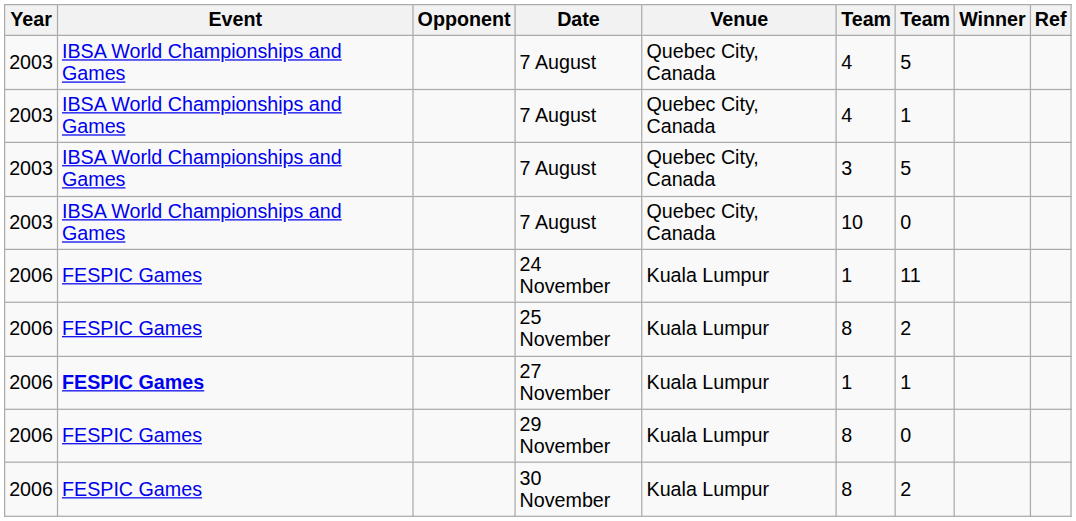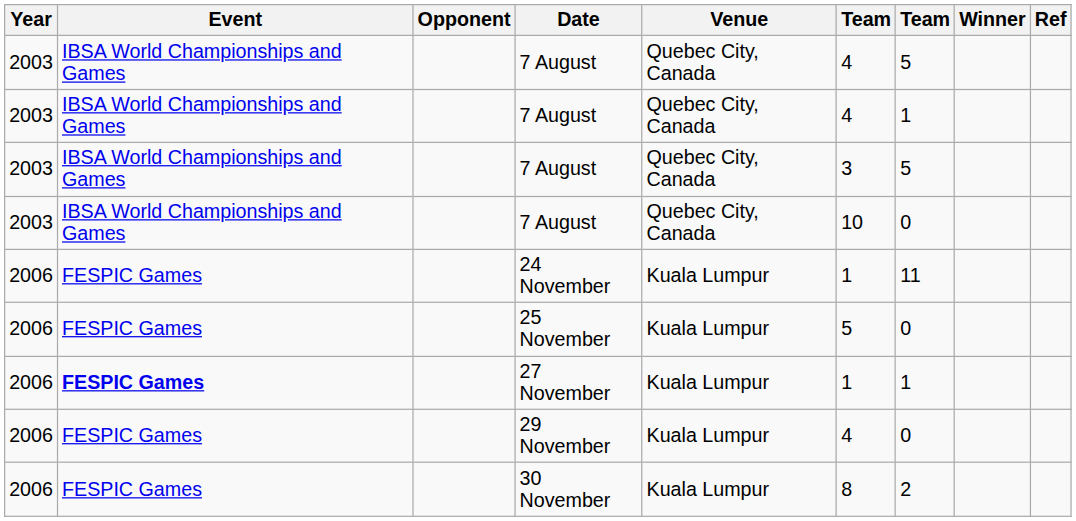(847, 329) 8 -> (847, 329) 5
(906, 329) 2 -> (906, 329) 0
(847, 435) 8 -> (847, 435) 4
